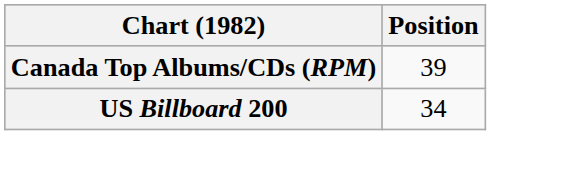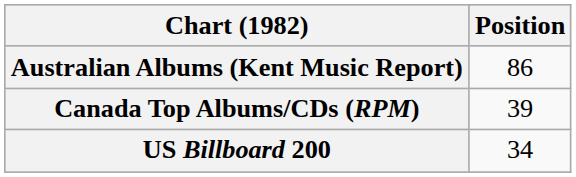+ row: (237, 66)
